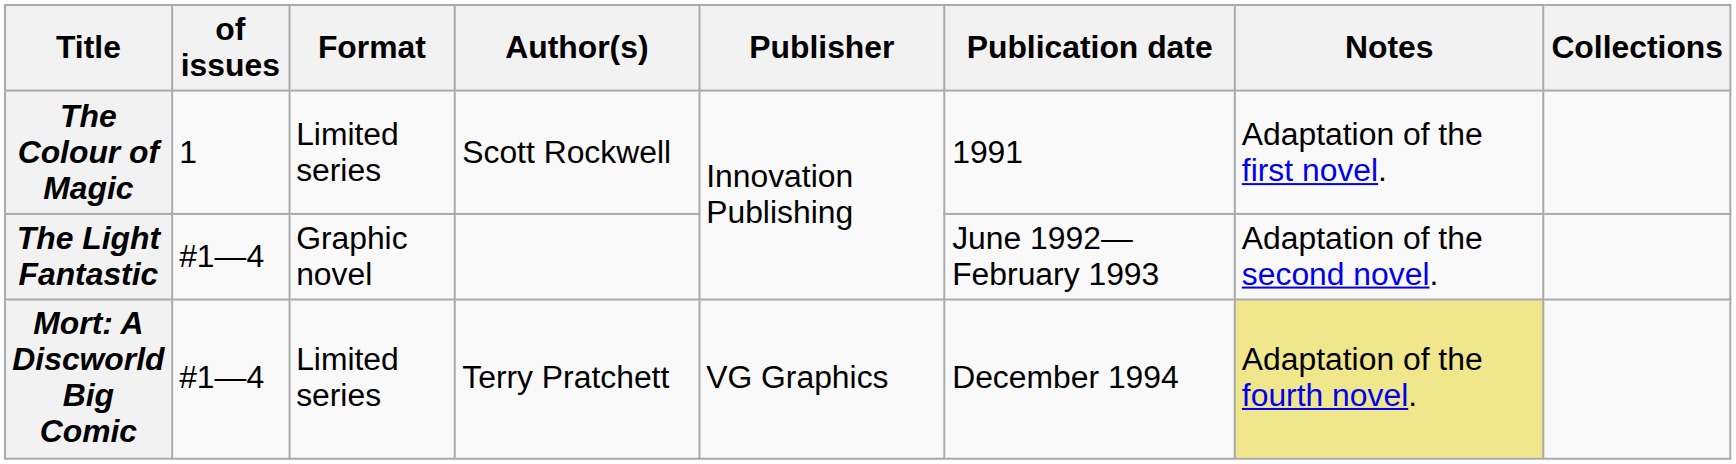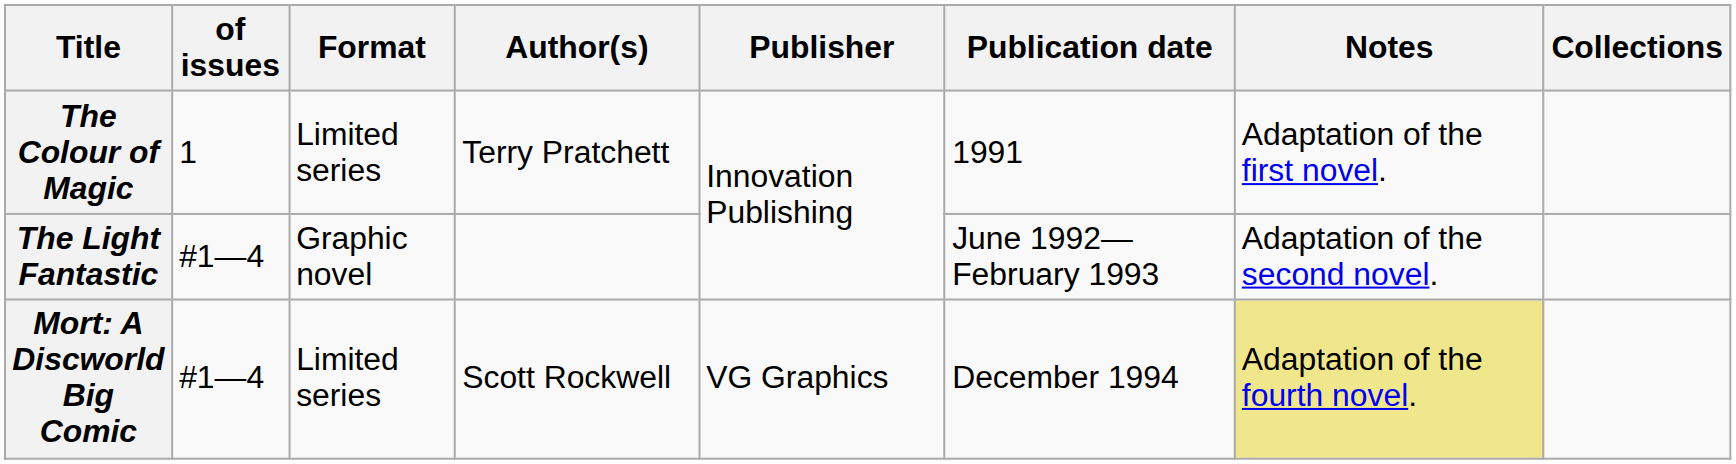(567, 151) Scott Rockwell -> (566, 151) Terry Pratchett
(566, 378) Terry Pratchett -> (567, 378) Scott Rockwell
